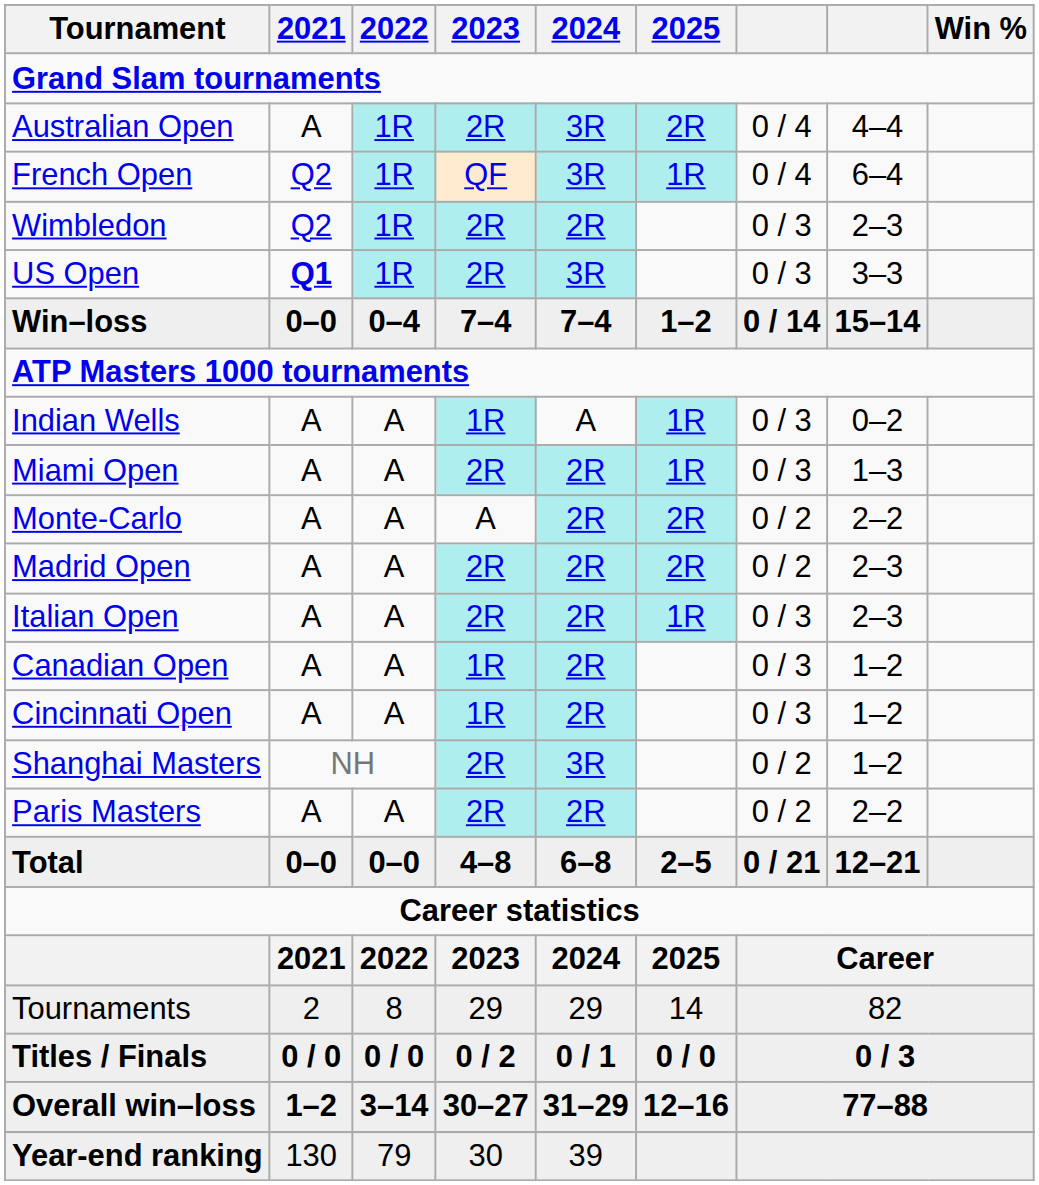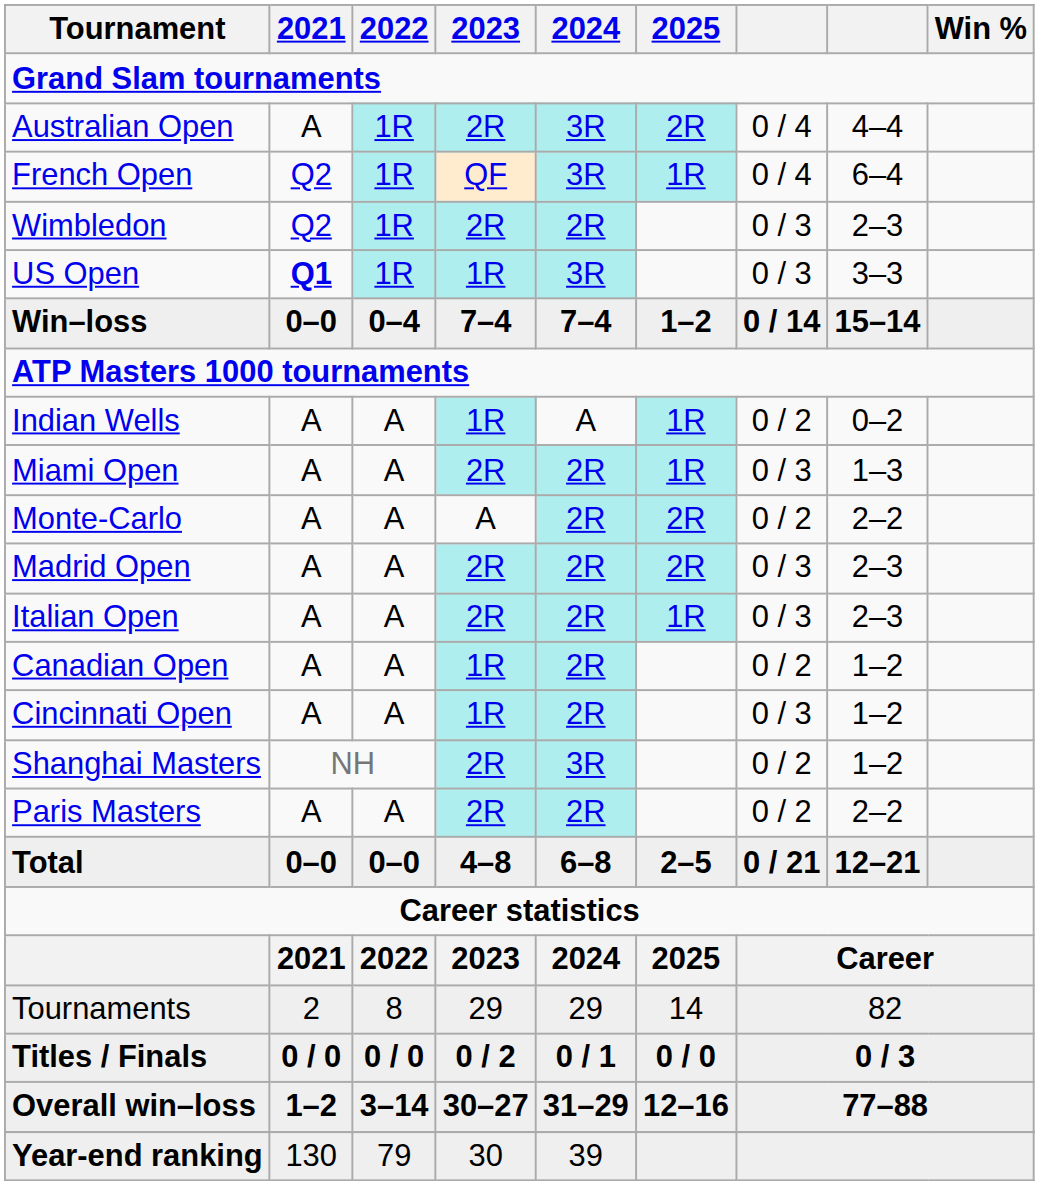(486, 273) 2R -> (486, 273) 1R
(782, 420) 0 / 3 -> (782, 420) 0 / 2
(782, 567) 0 / 2 -> (782, 567) 0 / 3
(782, 665) 0 / 3 -> (782, 665) 0 / 2
